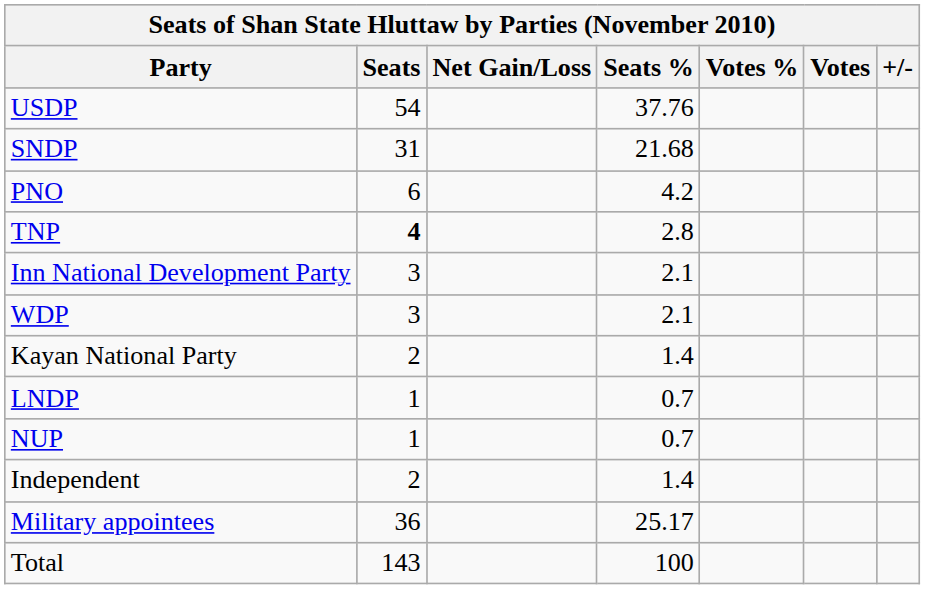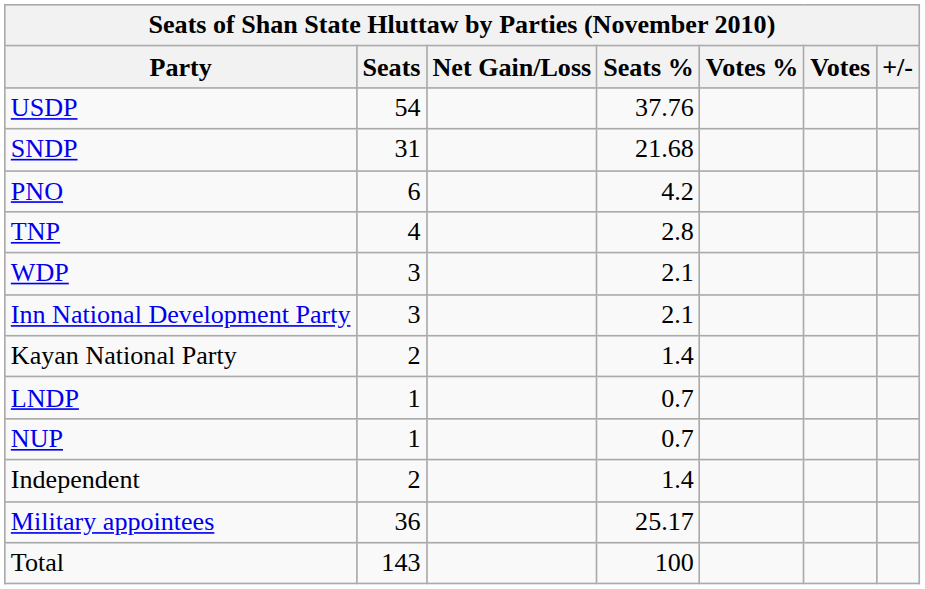(414, 231) bold -> (414, 231) normal
rows swapped: (181, 273) <-> (40, 314)
